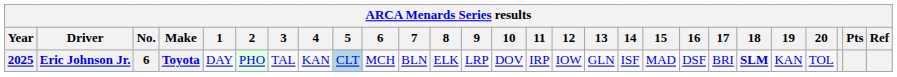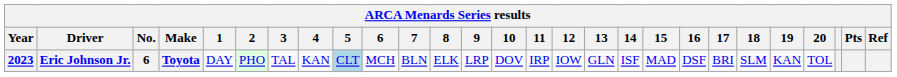(21, 60) 2025 -> (21, 60) 2023
(754, 60) bold -> (753, 60) normal
